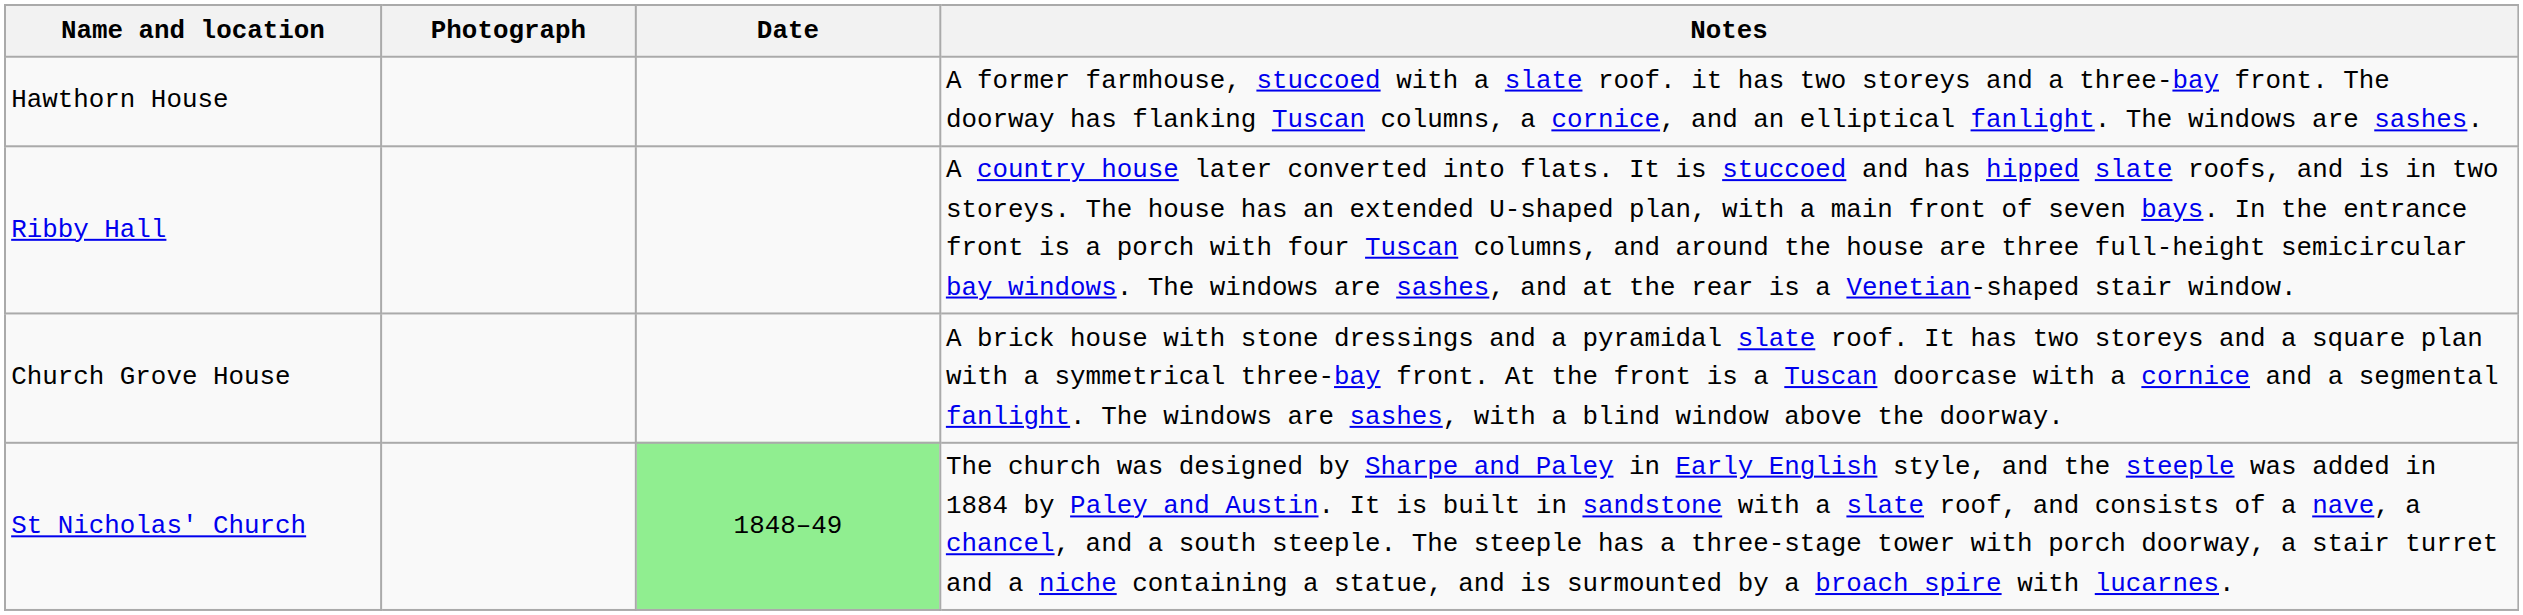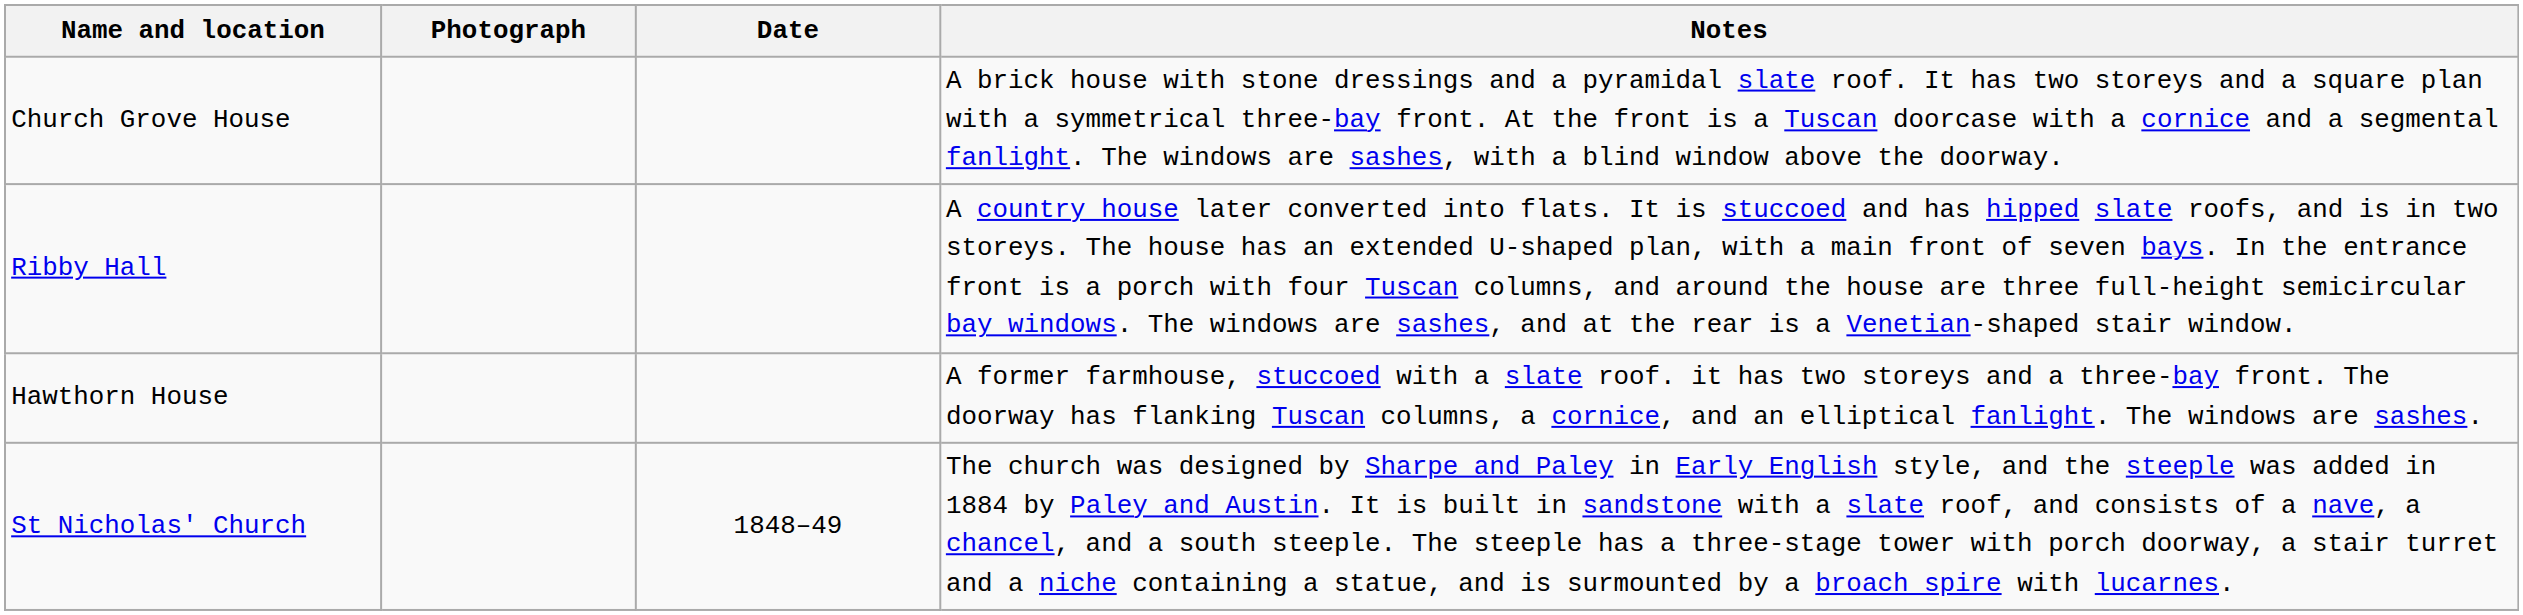rows swapped: (120, 101) <-> (151, 377)
(788, 526) lightgreen background -> (788, 526) no background
